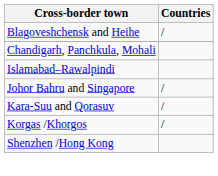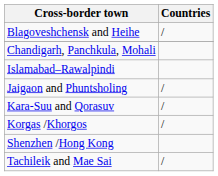+ row: (67, 87)
- row: (71, 87)
+ row: (59, 161)
